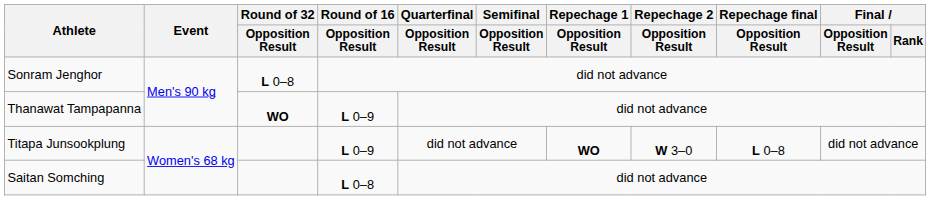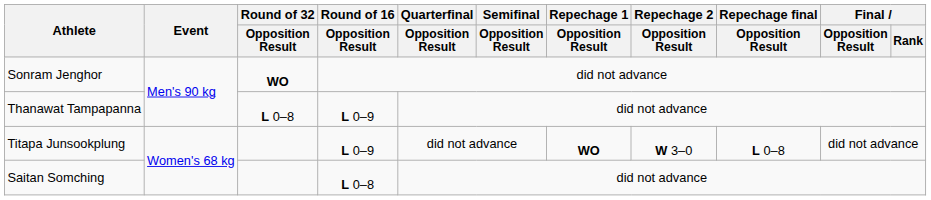(278, 82) L 0–8 -> (278, 82) WO
(278, 116) WO -> (278, 116) L 0–8
